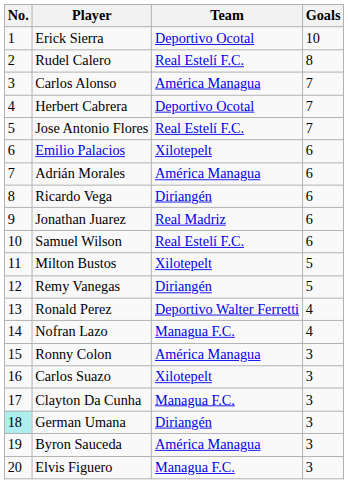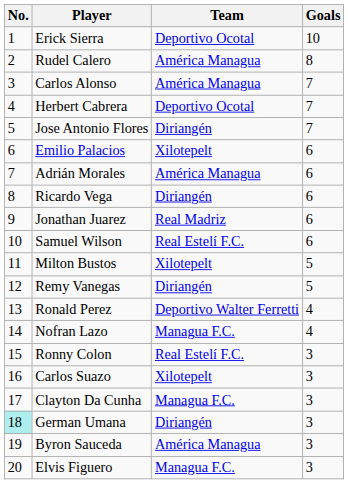(199, 60) Real Estelí F.C. -> (208, 60) América Managua
(199, 128) Real Estelí F.C. -> (183, 128) Diriangén
(208, 354) América Managua -> (199, 354) Real Estelí F.C.
